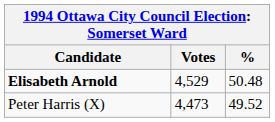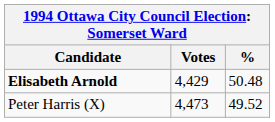(192, 81) 4,529 -> (192, 81) 4,429
